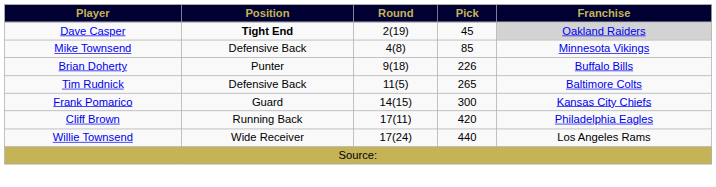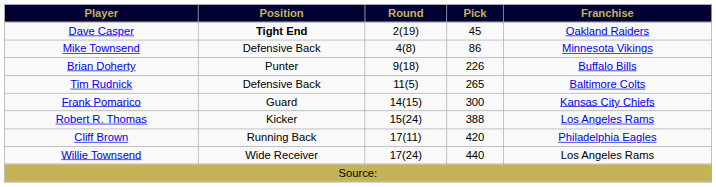(604, 31) lightgrey background -> (607, 31) no background
(467, 48) 85 -> (475, 48) 86
+ row: (101, 119)
